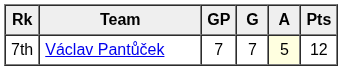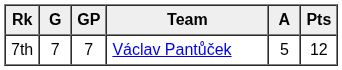columns swapped: (120, 20) <-> (252, 20)
(284, 50) lightyellow background -> (284, 50) no background
